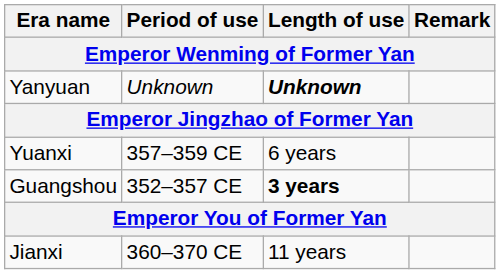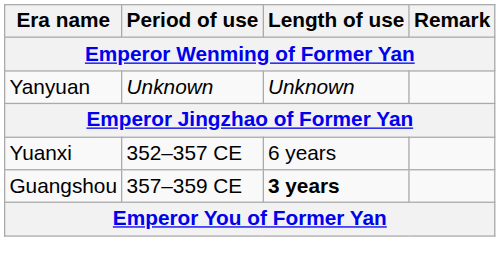(315, 86) bold -> (311, 86) normal
(184, 152) 357–359 CE -> (184, 152) 352–357 CE
(184, 185) 352–357 CE -> (184, 185) 357–359 CE
- row: (36, 251)
